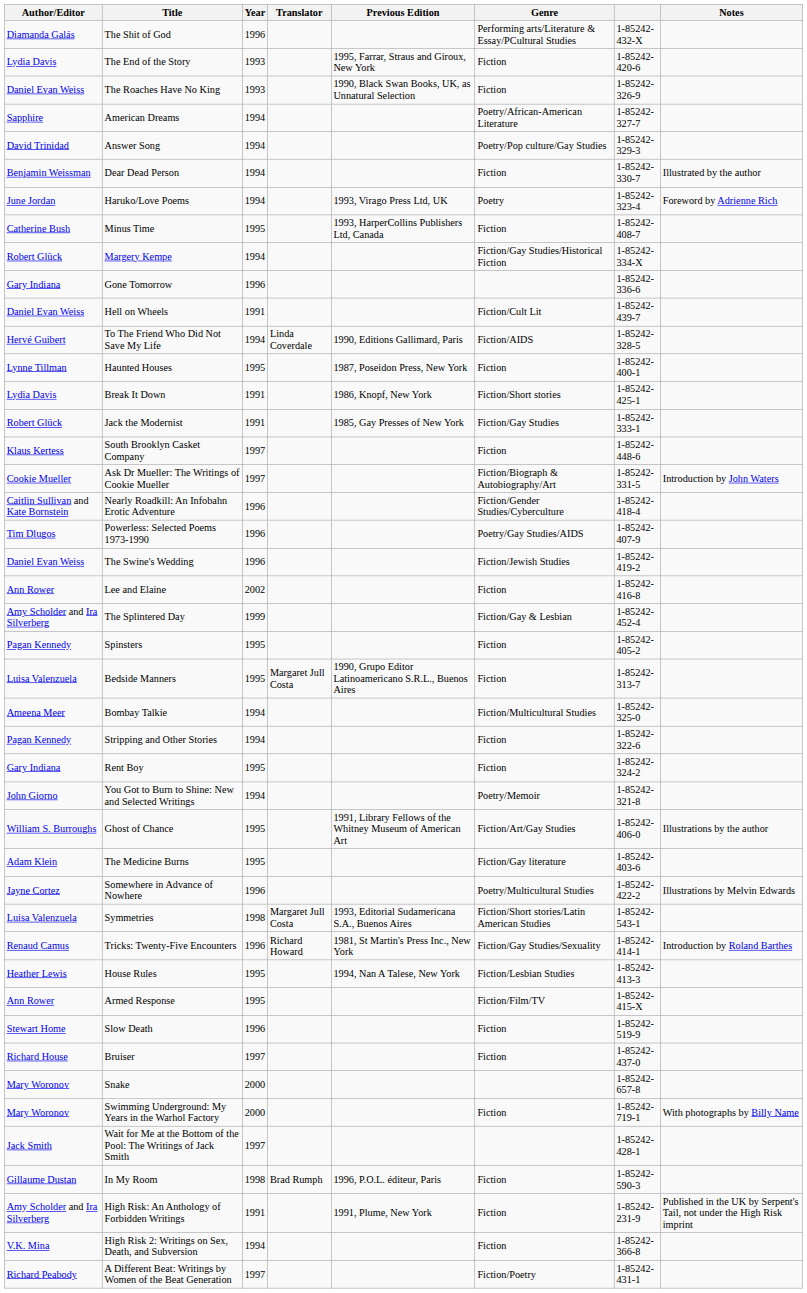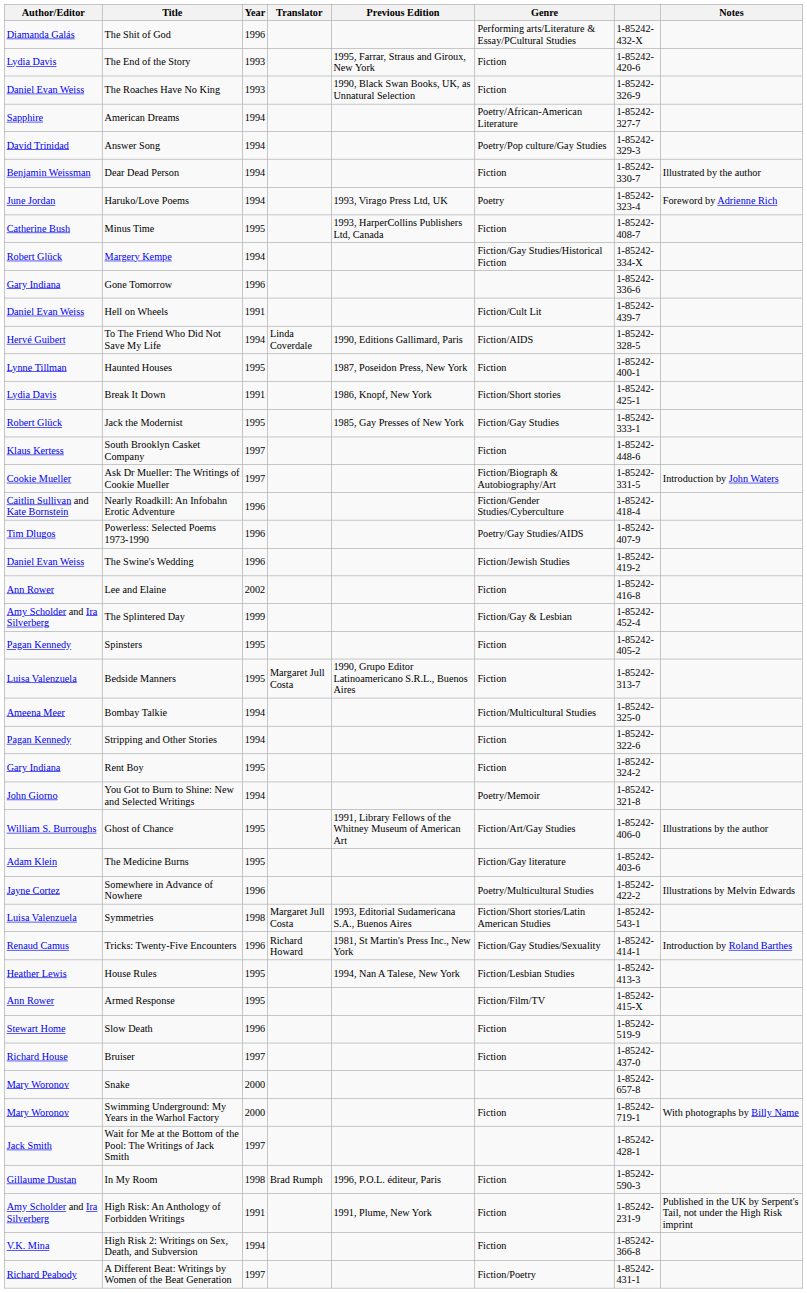(255, 423) 1991 -> (255, 423) 1995
